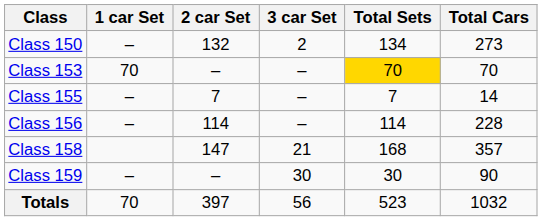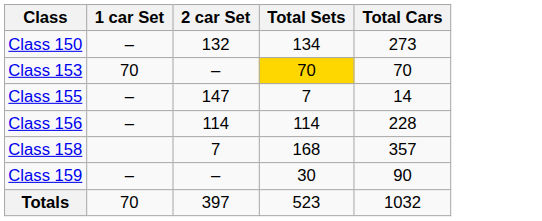- column: (302, 17)
(216, 96) 7 -> (216, 96) 147
(216, 149) 147 -> (216, 149) 7
